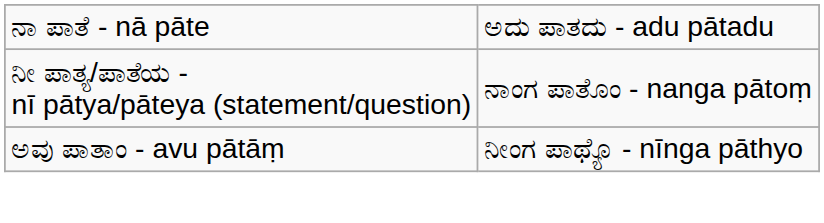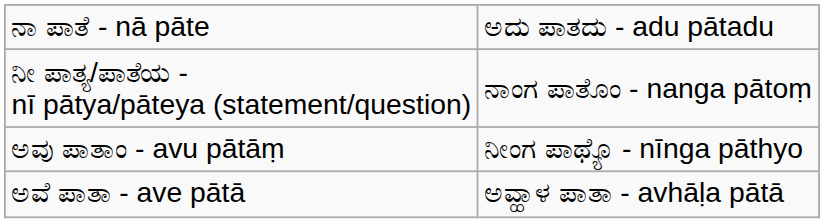+ row: (128, 193)
